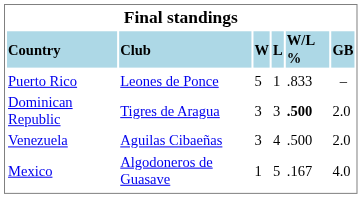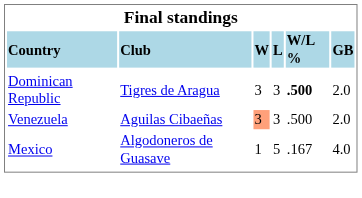- row: (43, 81)
(258, 140) no background -> (258, 119) lightsalmon background
(277, 140) 4 -> (277, 119) 3
